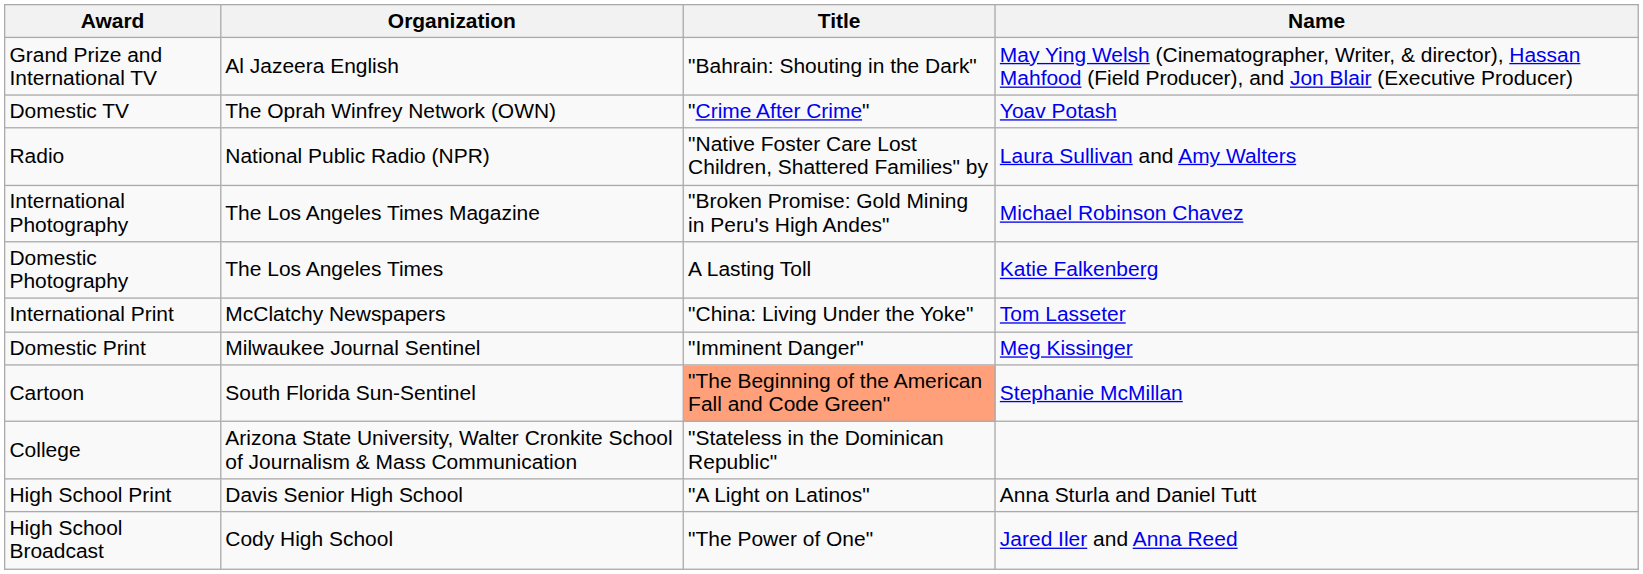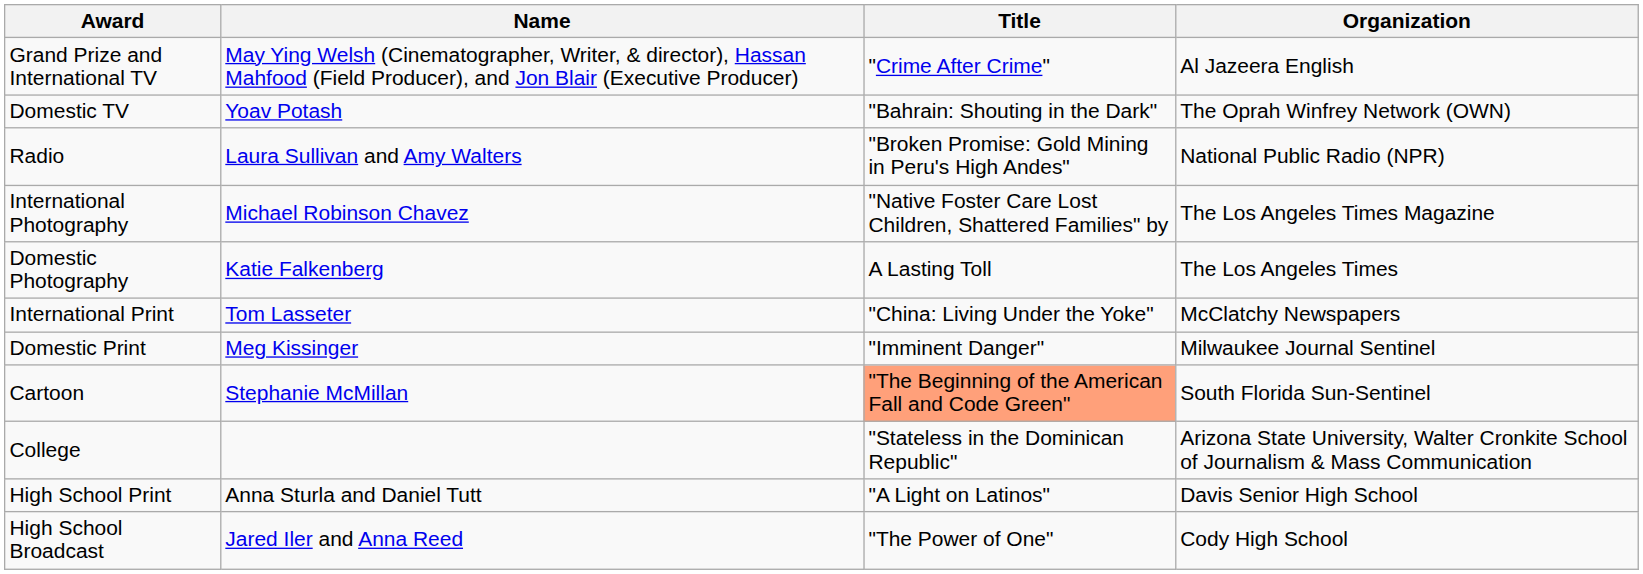columns swapped: (1317, 21) <-> (452, 21)
(832, 66) "Bahrain: Shouting in the Dark" -> (959, 66) "Crime After Crime"
(779, 111) "Crime After Crime" -> (1013, 111) "Bahrain: Shouting in the Dark"
(838, 156) "Native Foster Care Lost Children, Shattered Families" by -> (1008, 156) "Broken Promise: Gold Mining in Peru's High Andes"
(828, 213) "Broken Promise: Gold Mining in Peru's High Andes" -> (1018, 213) "Native Foster Care Lost Children, Shattered Families" by
